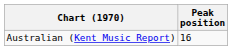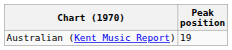(186, 38) 16 -> (186, 38) 19
